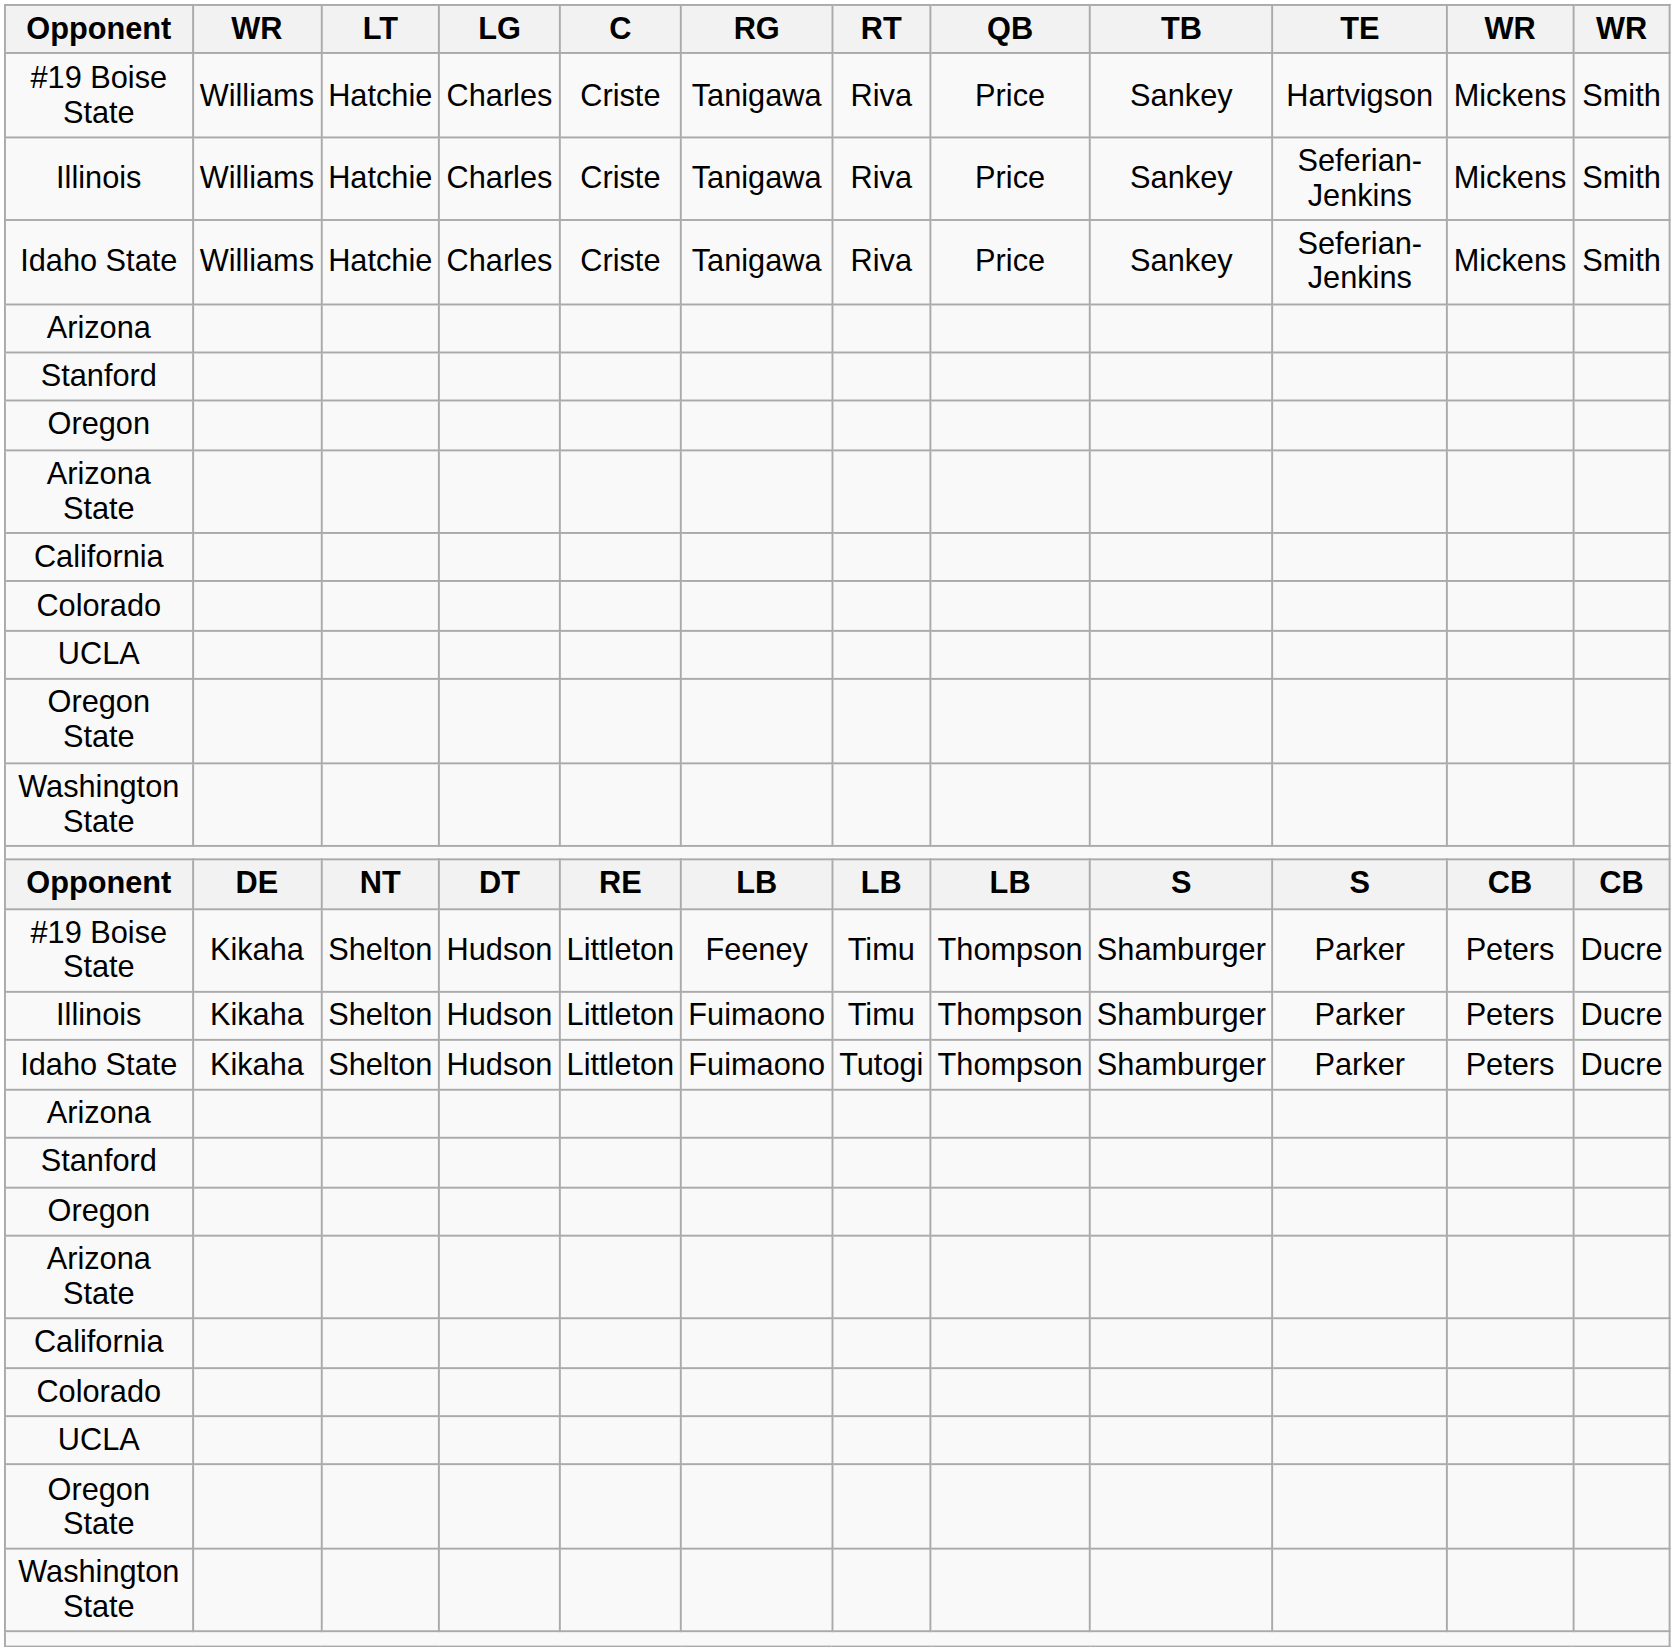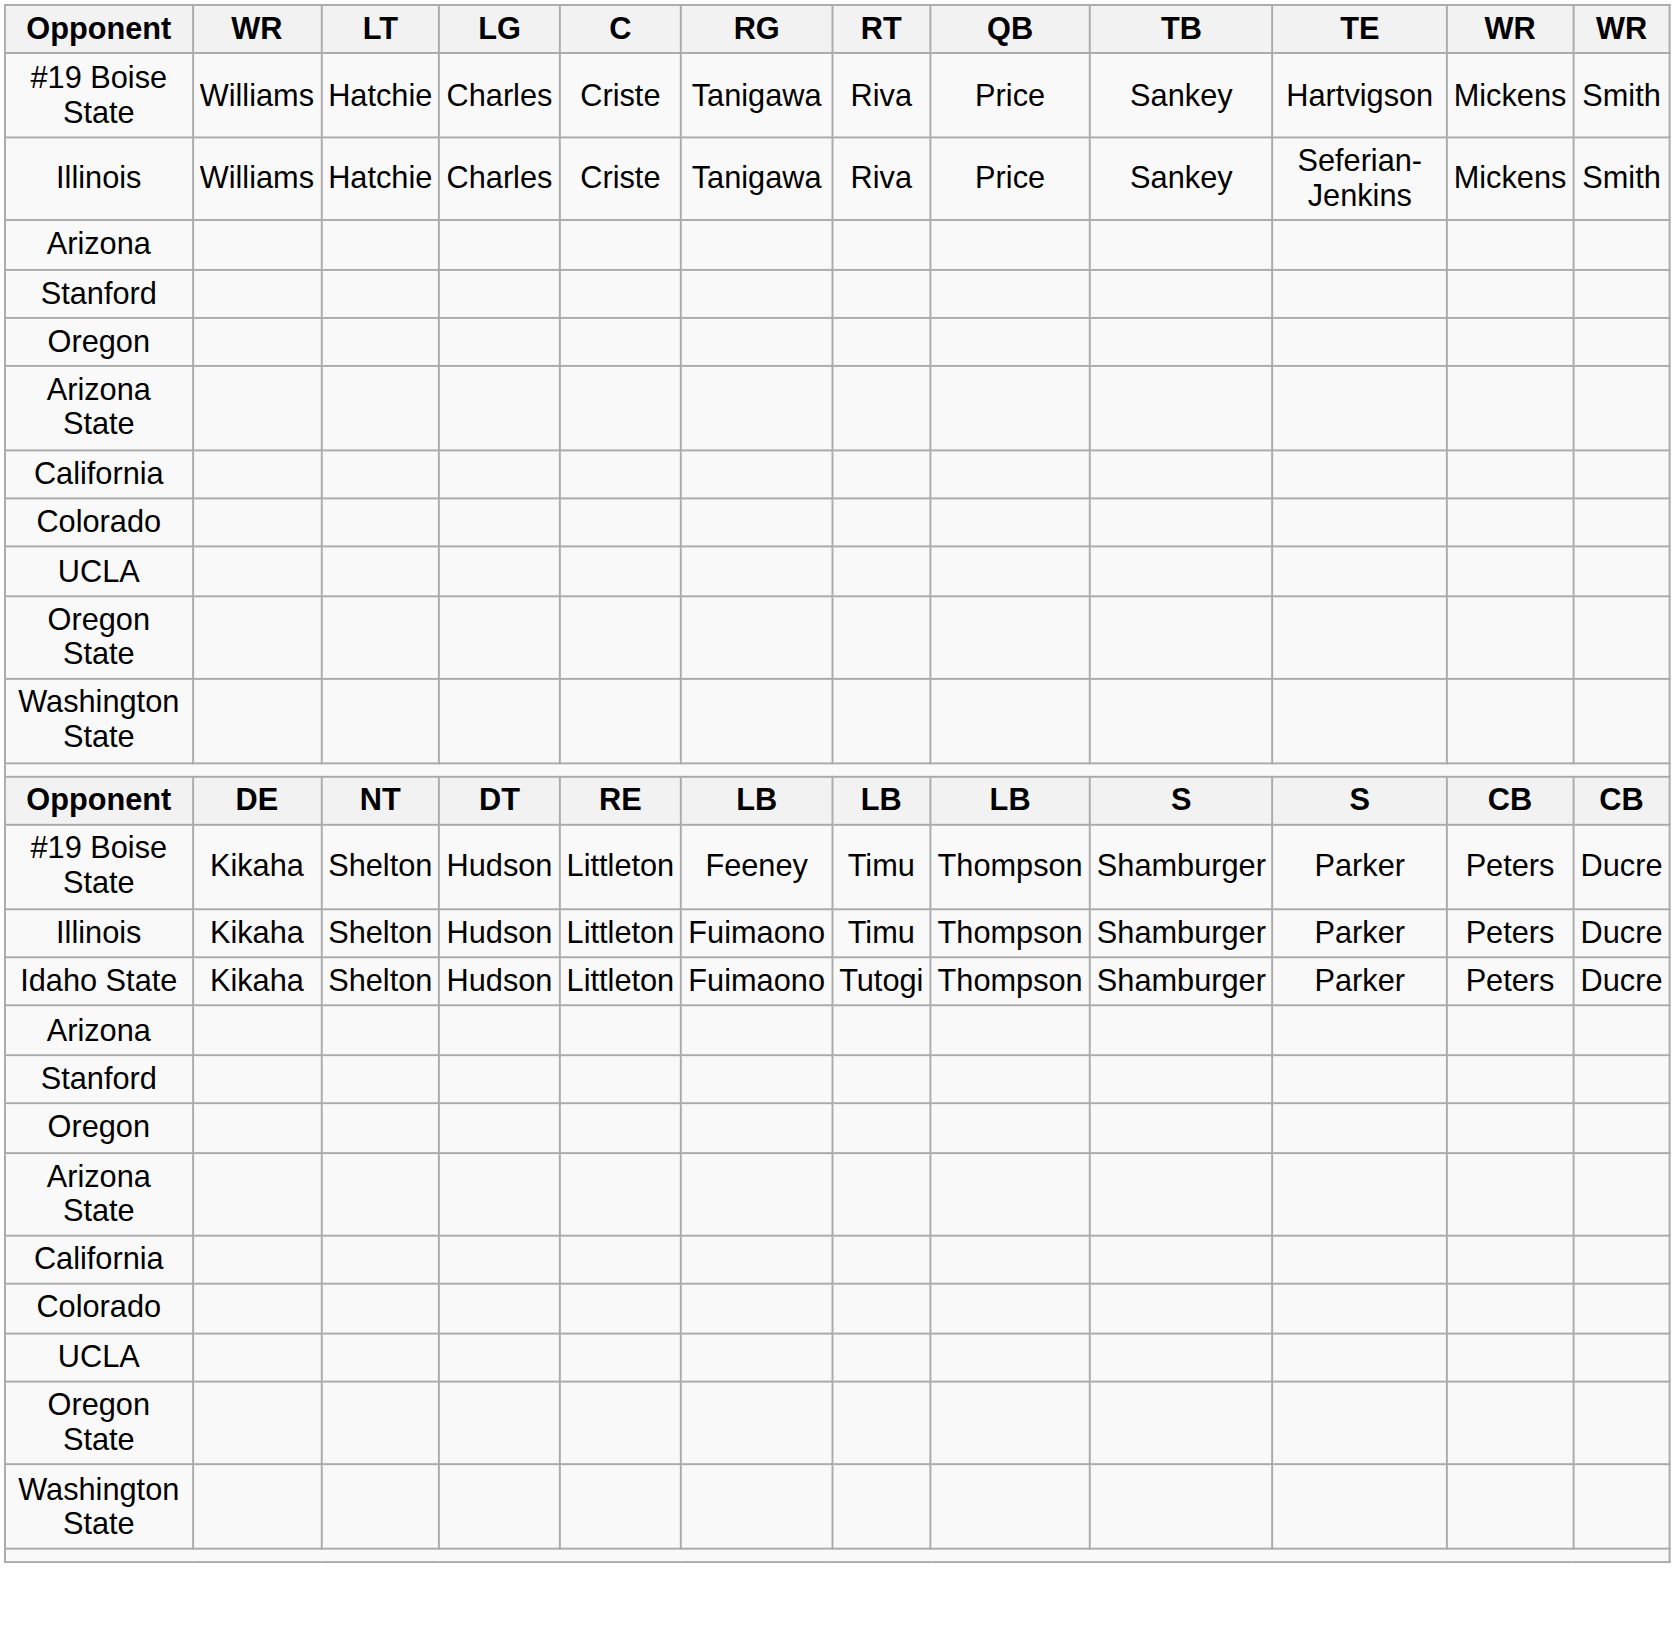- row: (99, 261)
